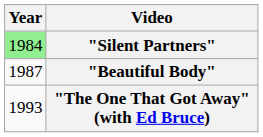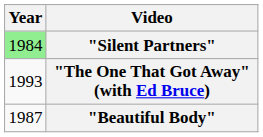rows swapped: (152, 71) <-> (152, 108)
